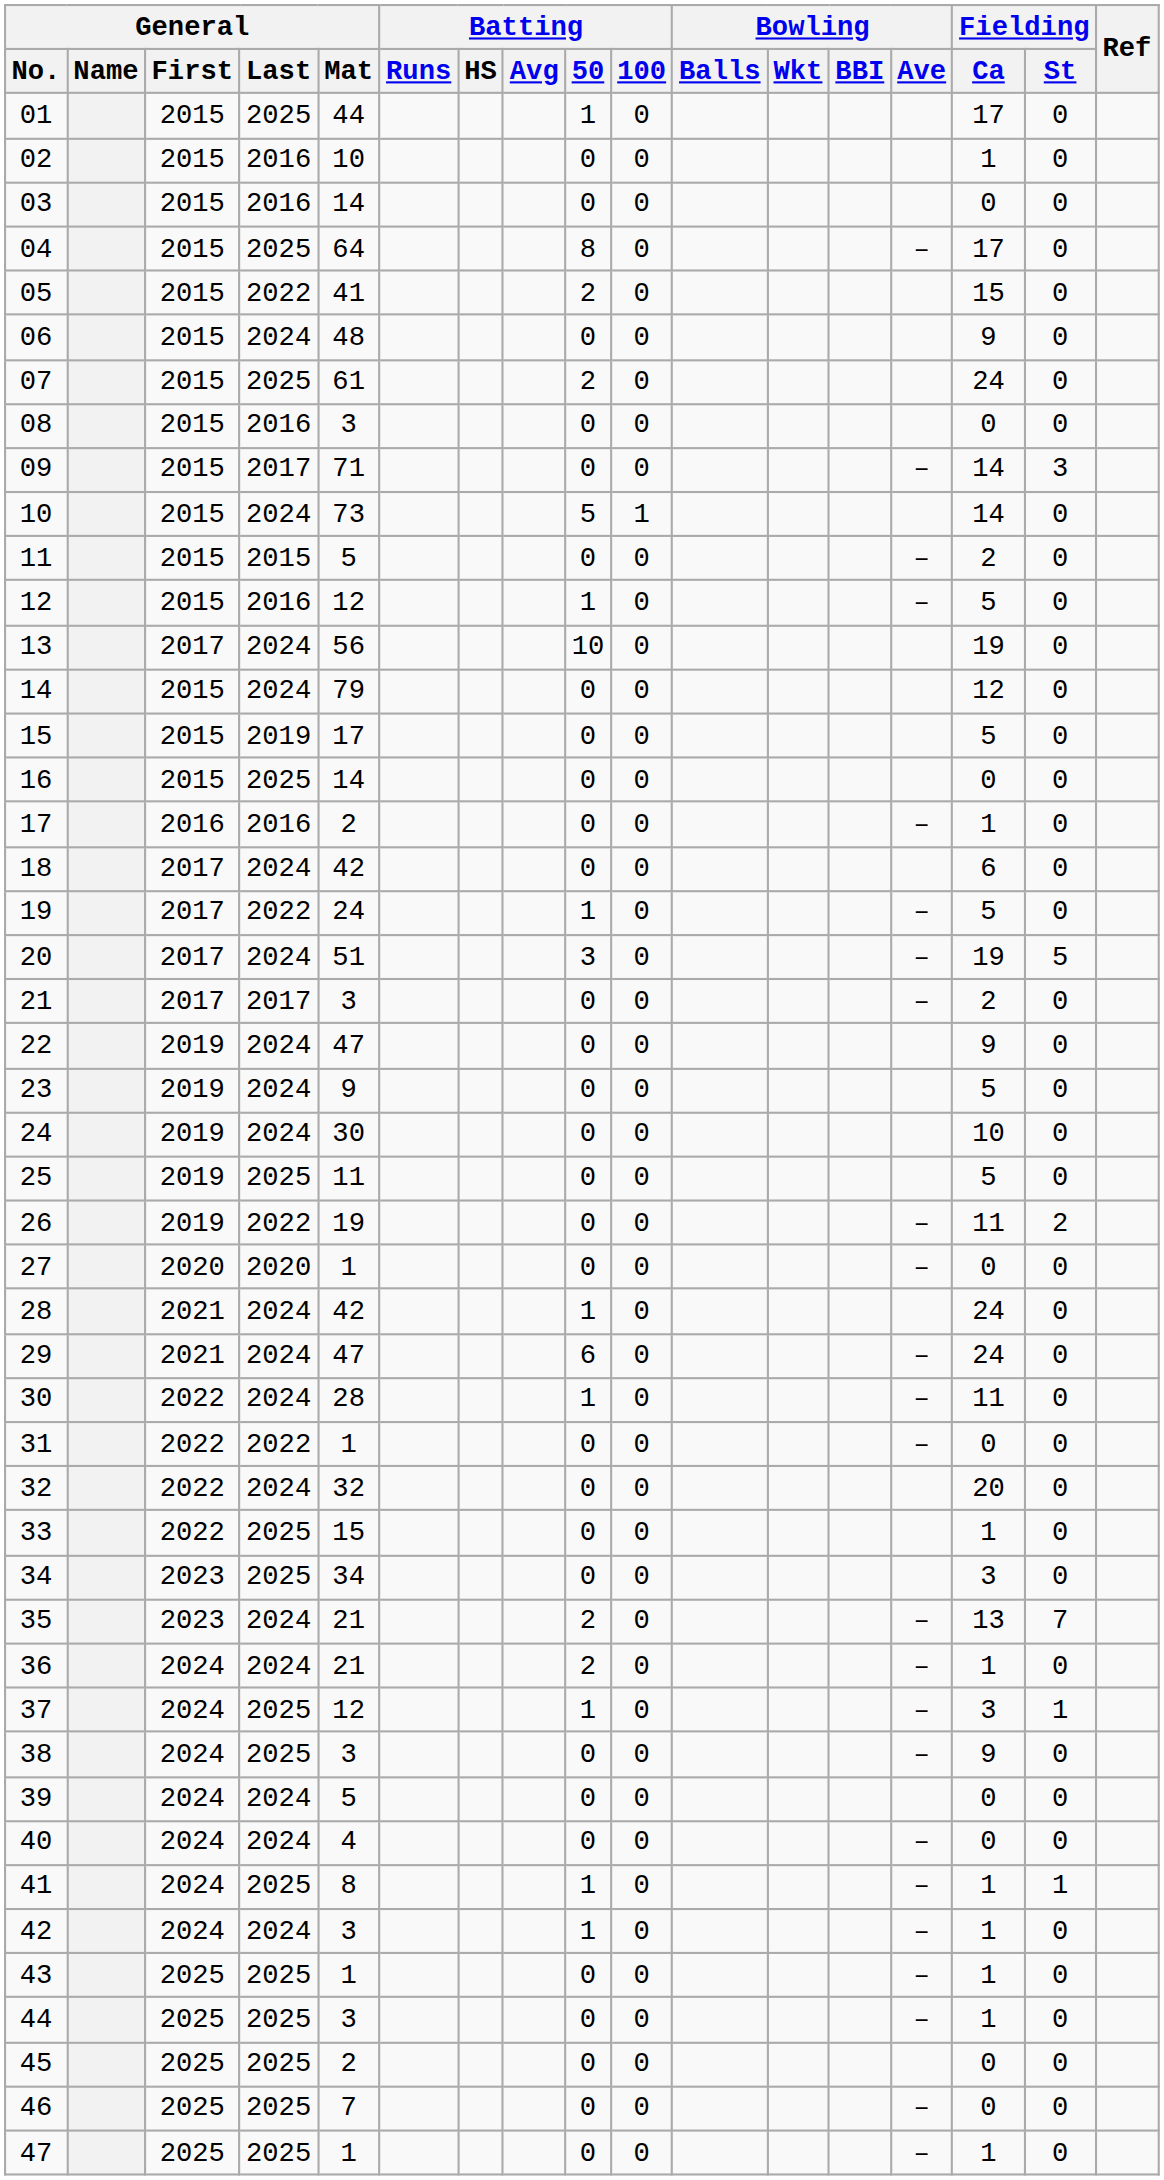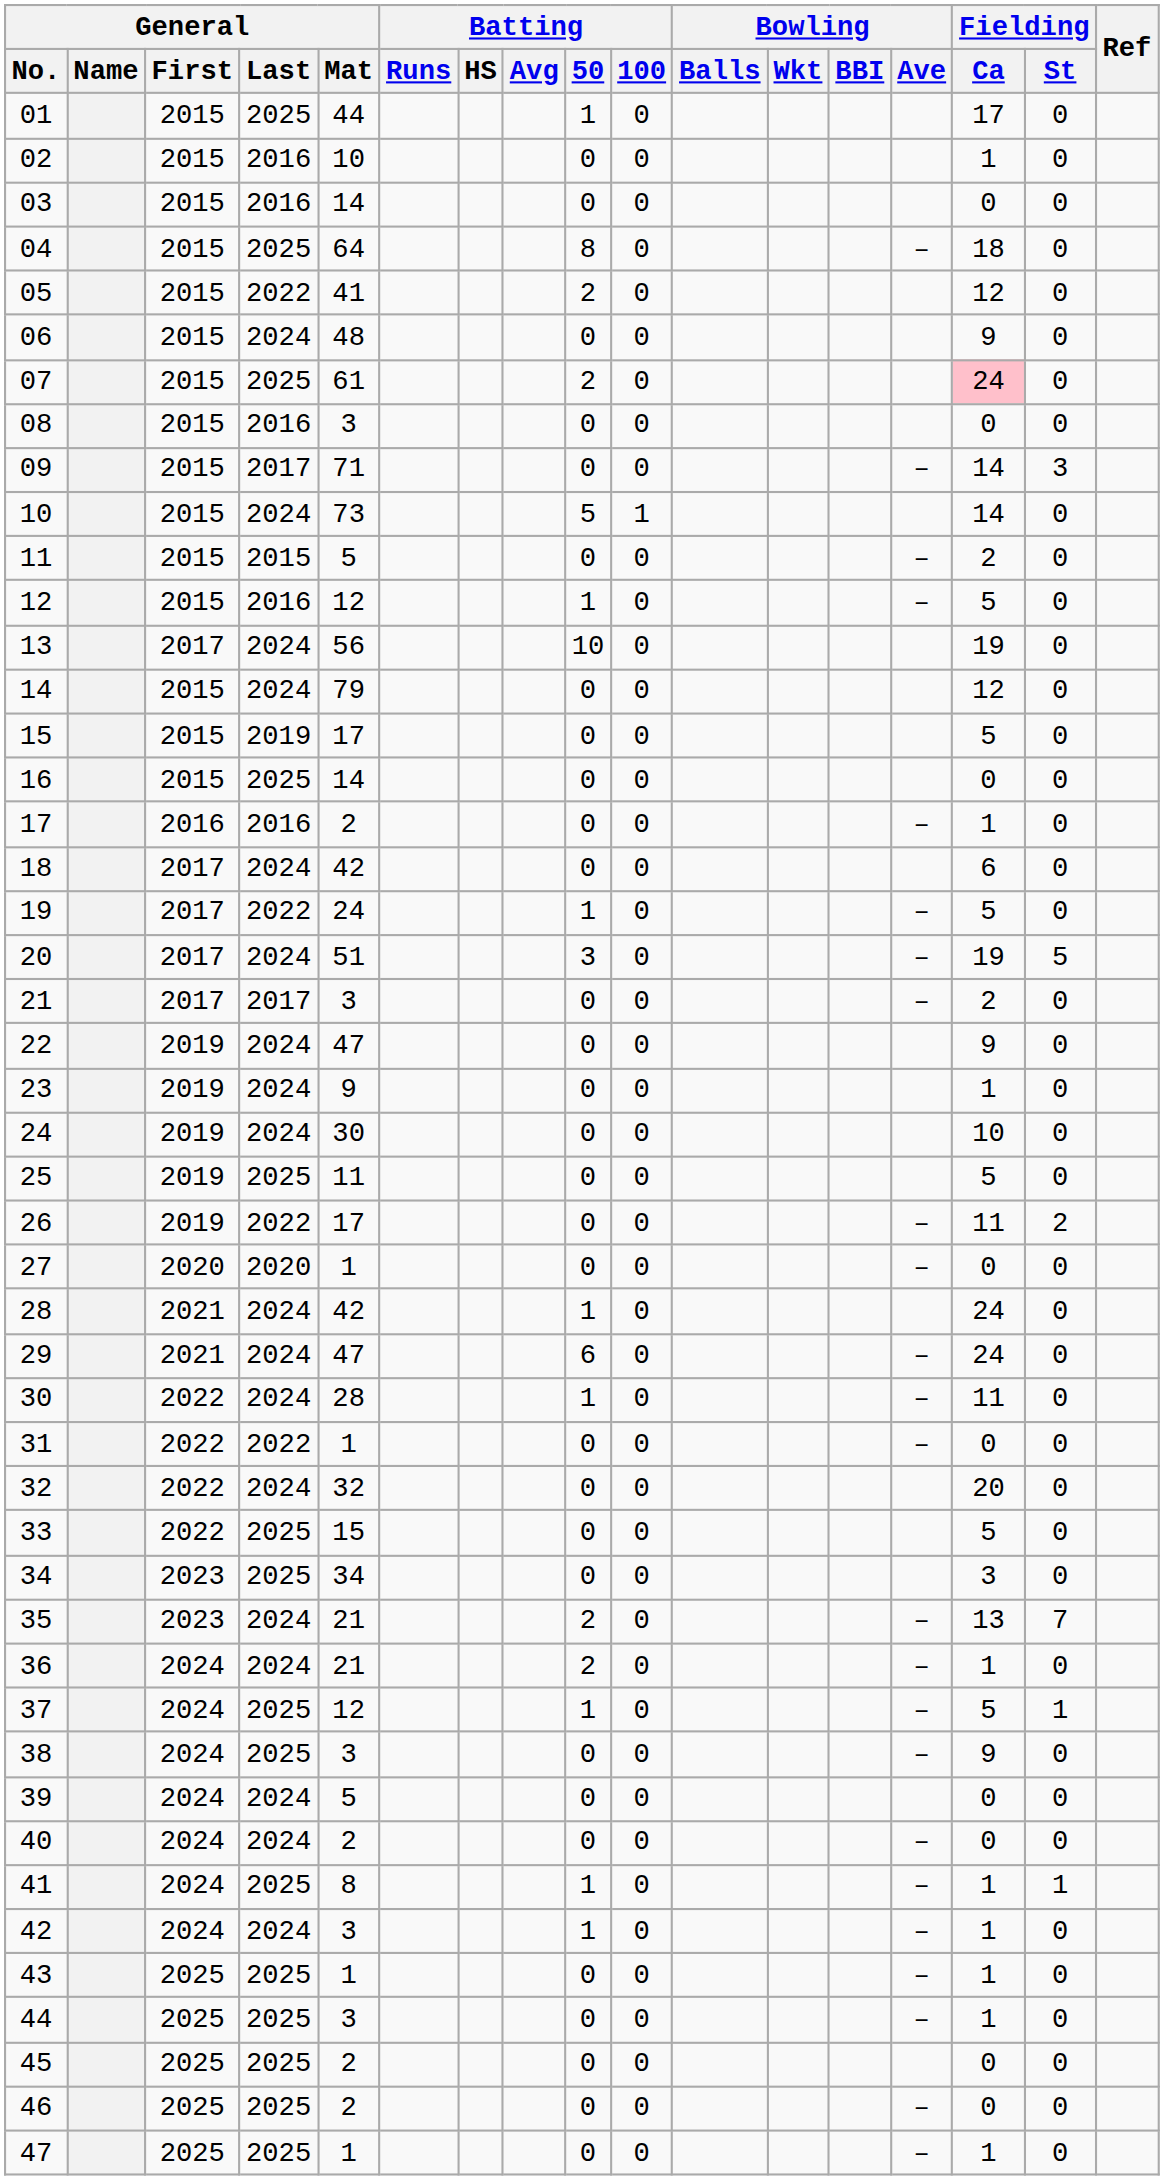(988, 249) 17 -> (988, 249) 18
(988, 293) 15 -> (988, 293) 12
(988, 381) no background -> (988, 381) pink background
(988, 1090) 5 -> (988, 1090) 1
(349, 1223) 19 -> (349, 1223) 17
(988, 1533) 1 -> (988, 1533) 5
(988, 1710) 3 -> (988, 1710) 5
(349, 1843) 4 -> (349, 1843) 2
(349, 2108) 7 -> (349, 2108) 2
